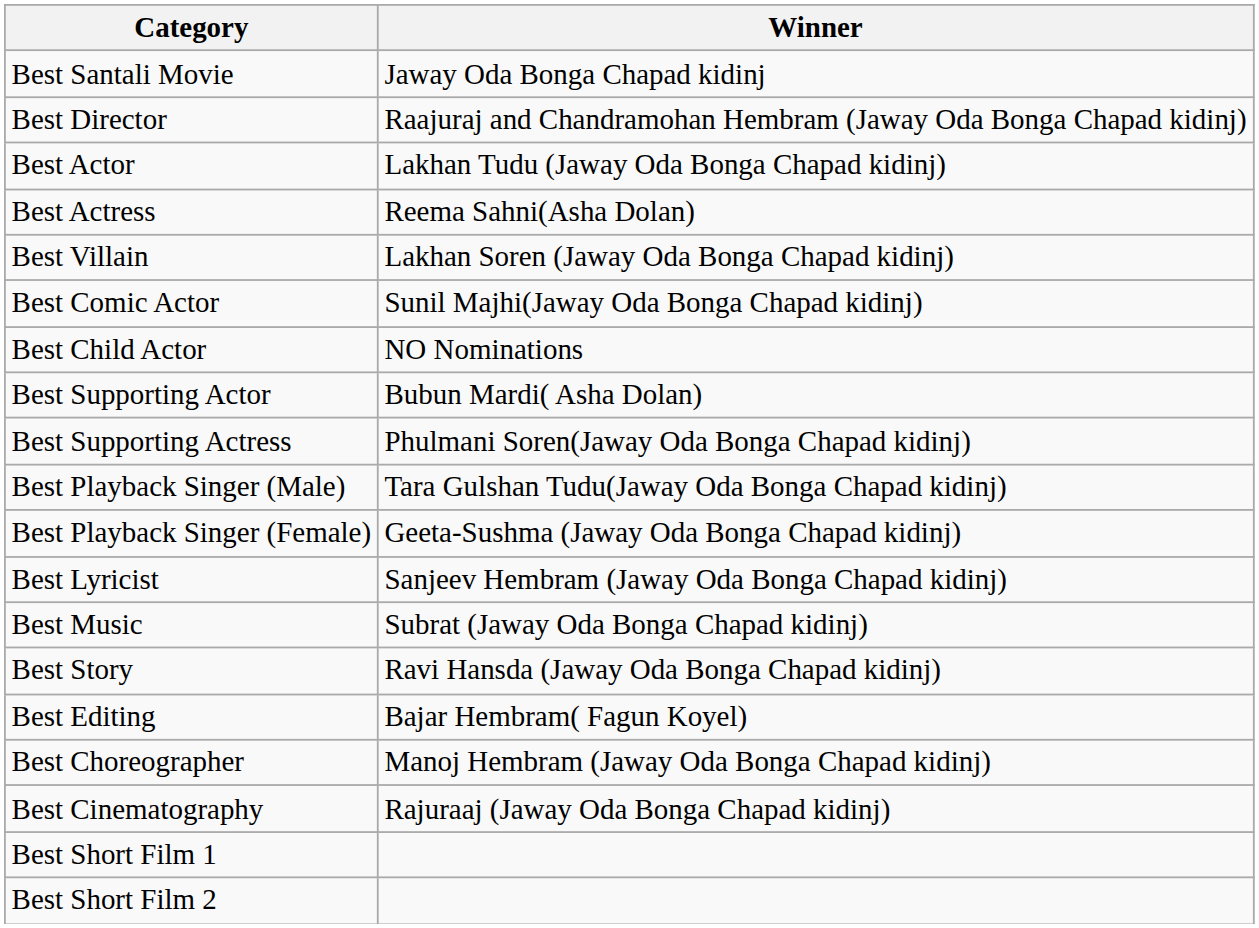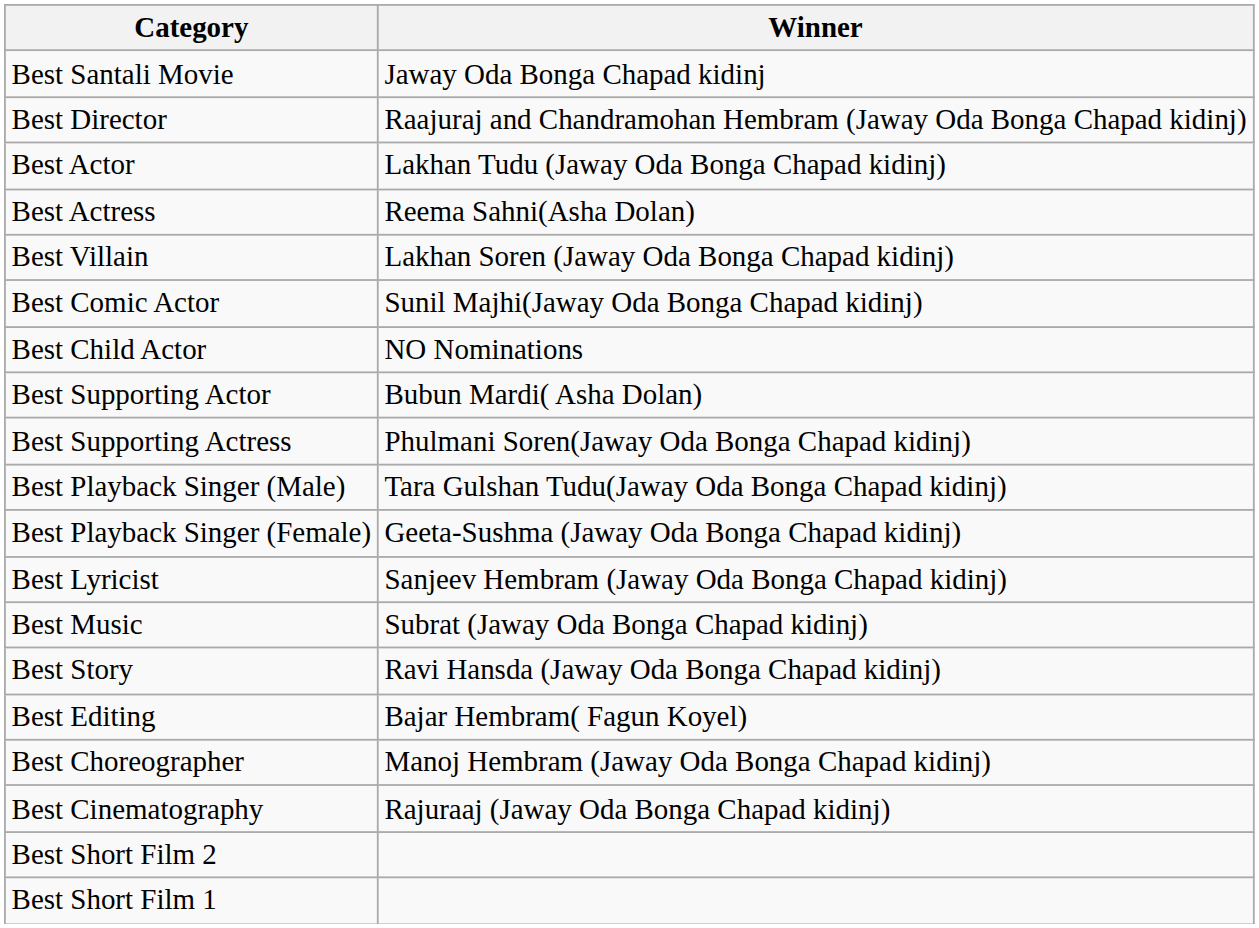rows swapped: (114, 854) <-> (114, 900)
